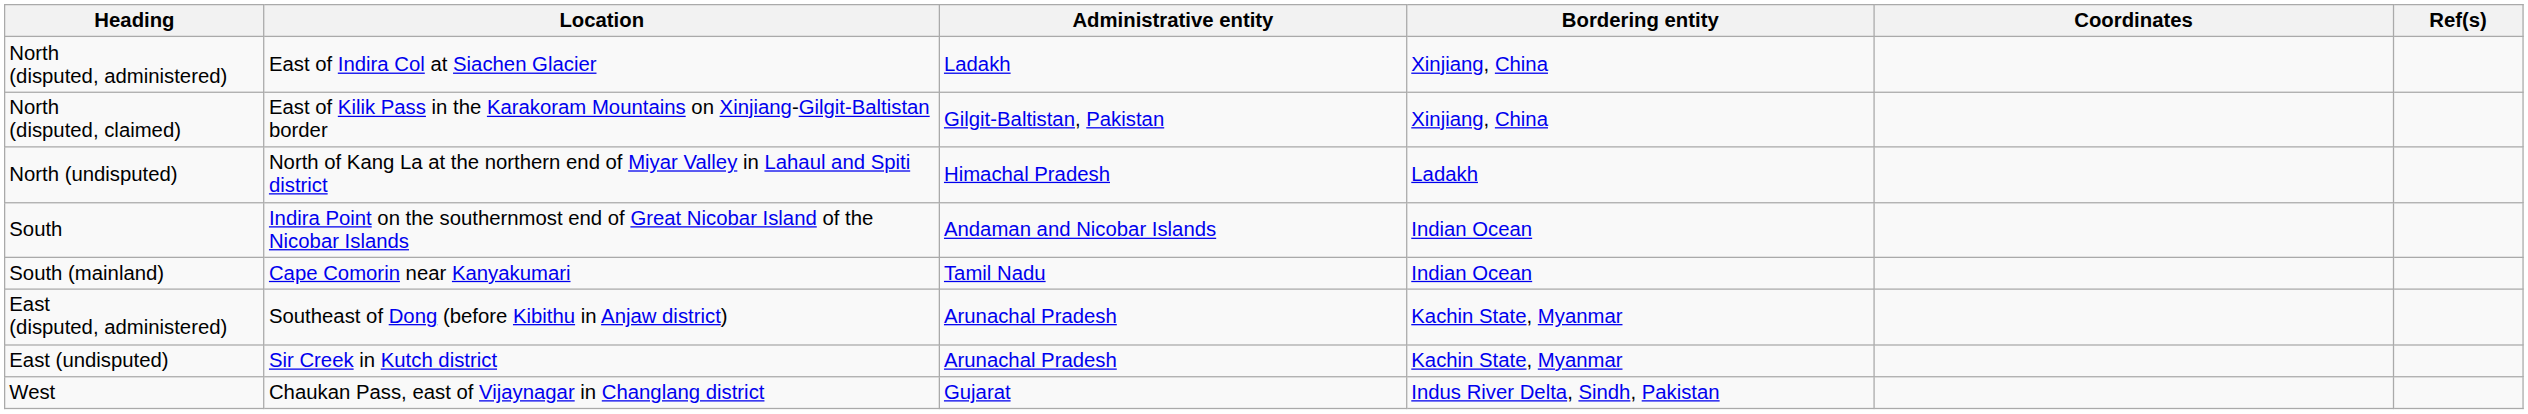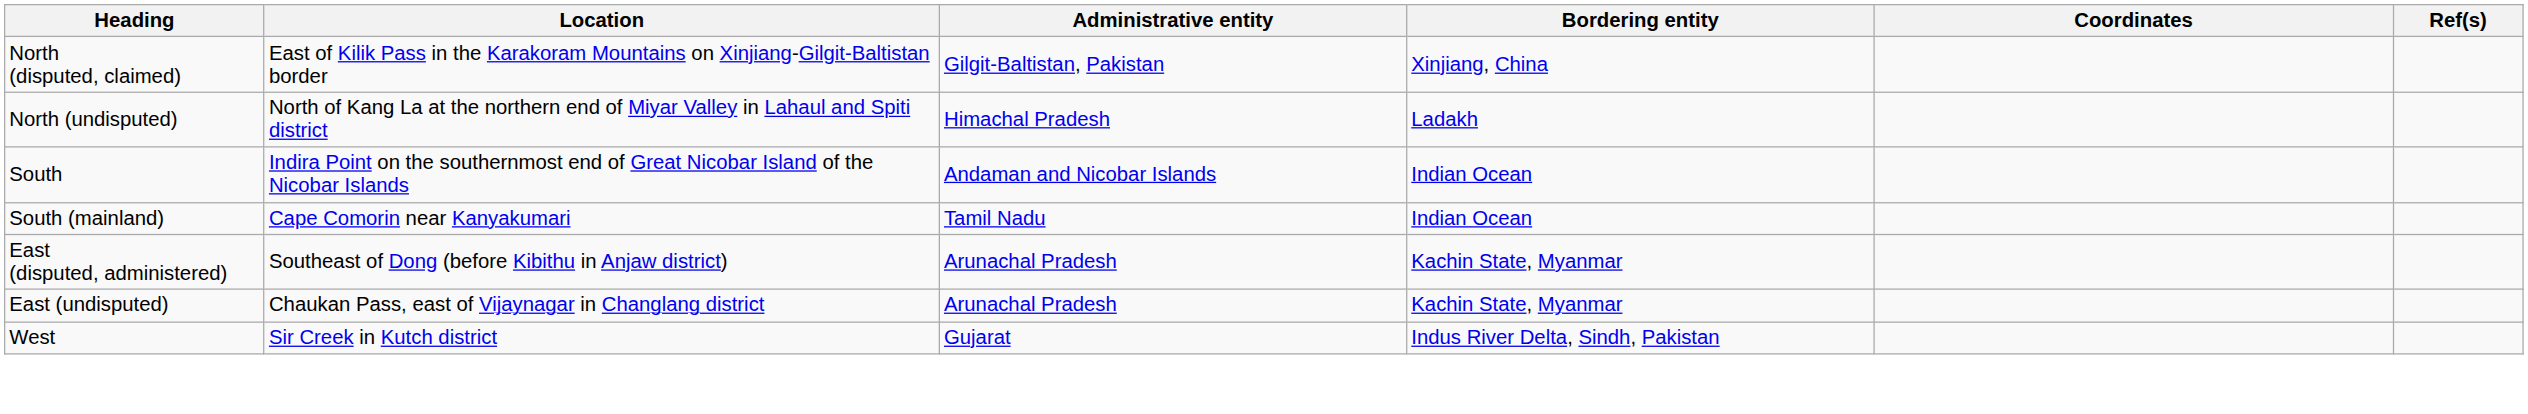- row: (118, 64)
(383, 360) Sir Creek in Kutch district -> (517, 305) Chaukan Pass, east of Vijaynagar in Changlang district
(517, 392) Chaukan Pass, east of Vijaynagar in Changlang district -> (383, 337) Sir Creek in Kutch district
